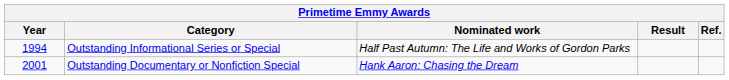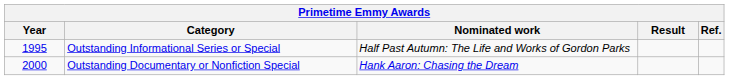(34, 48) 1994 -> (34, 48) 1995
(34, 65) 2001 -> (34, 65) 2000
